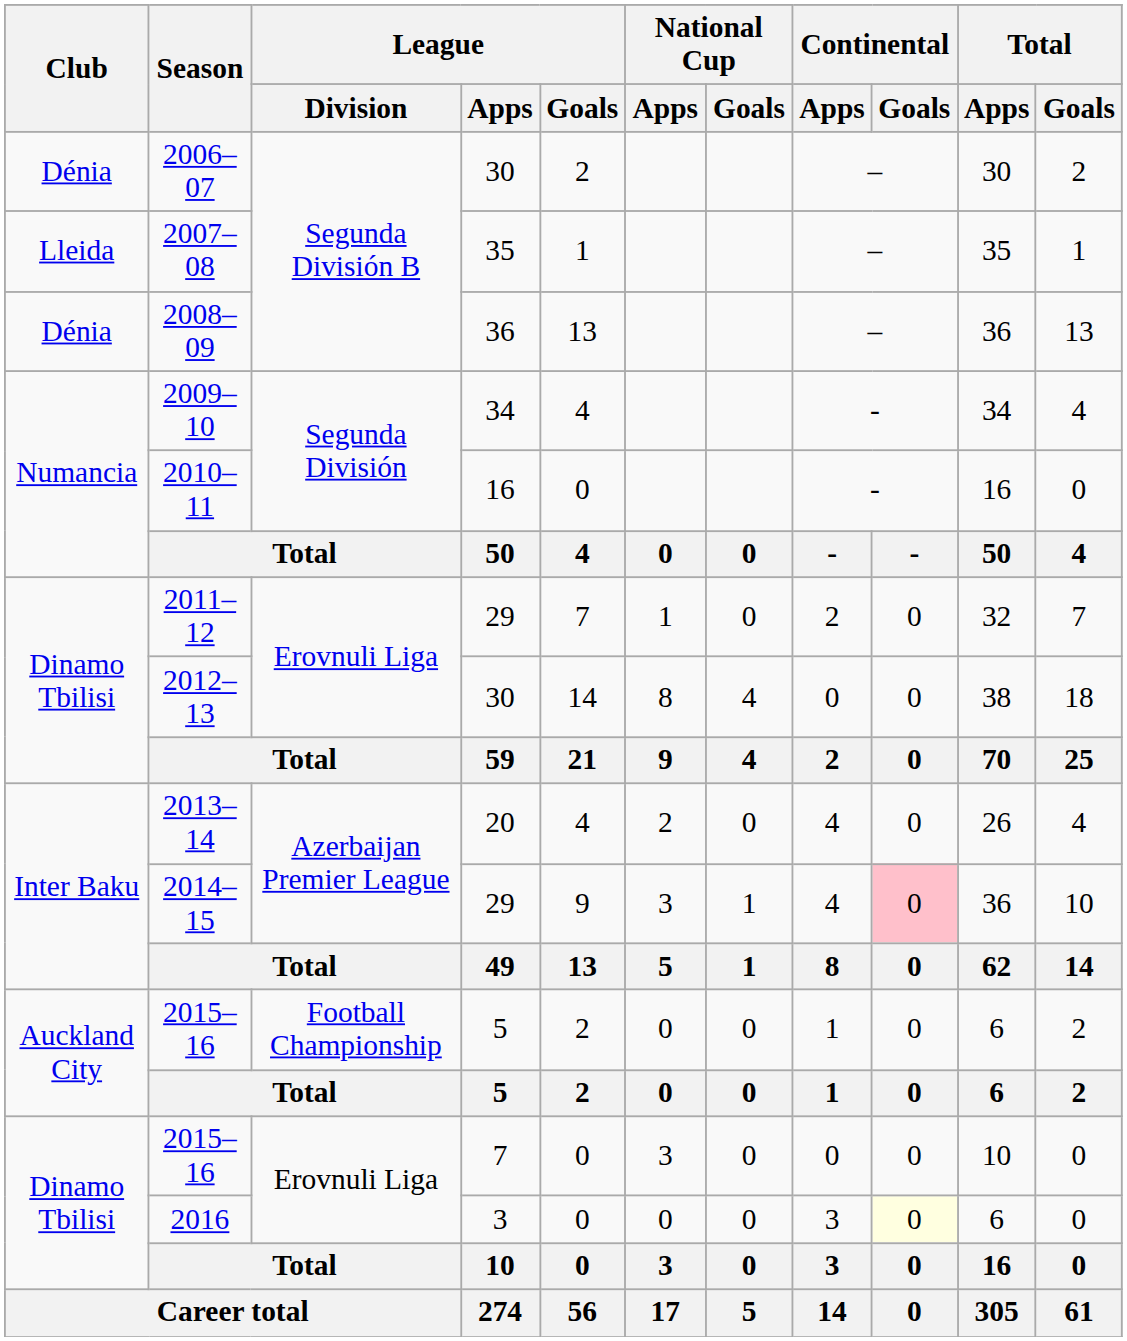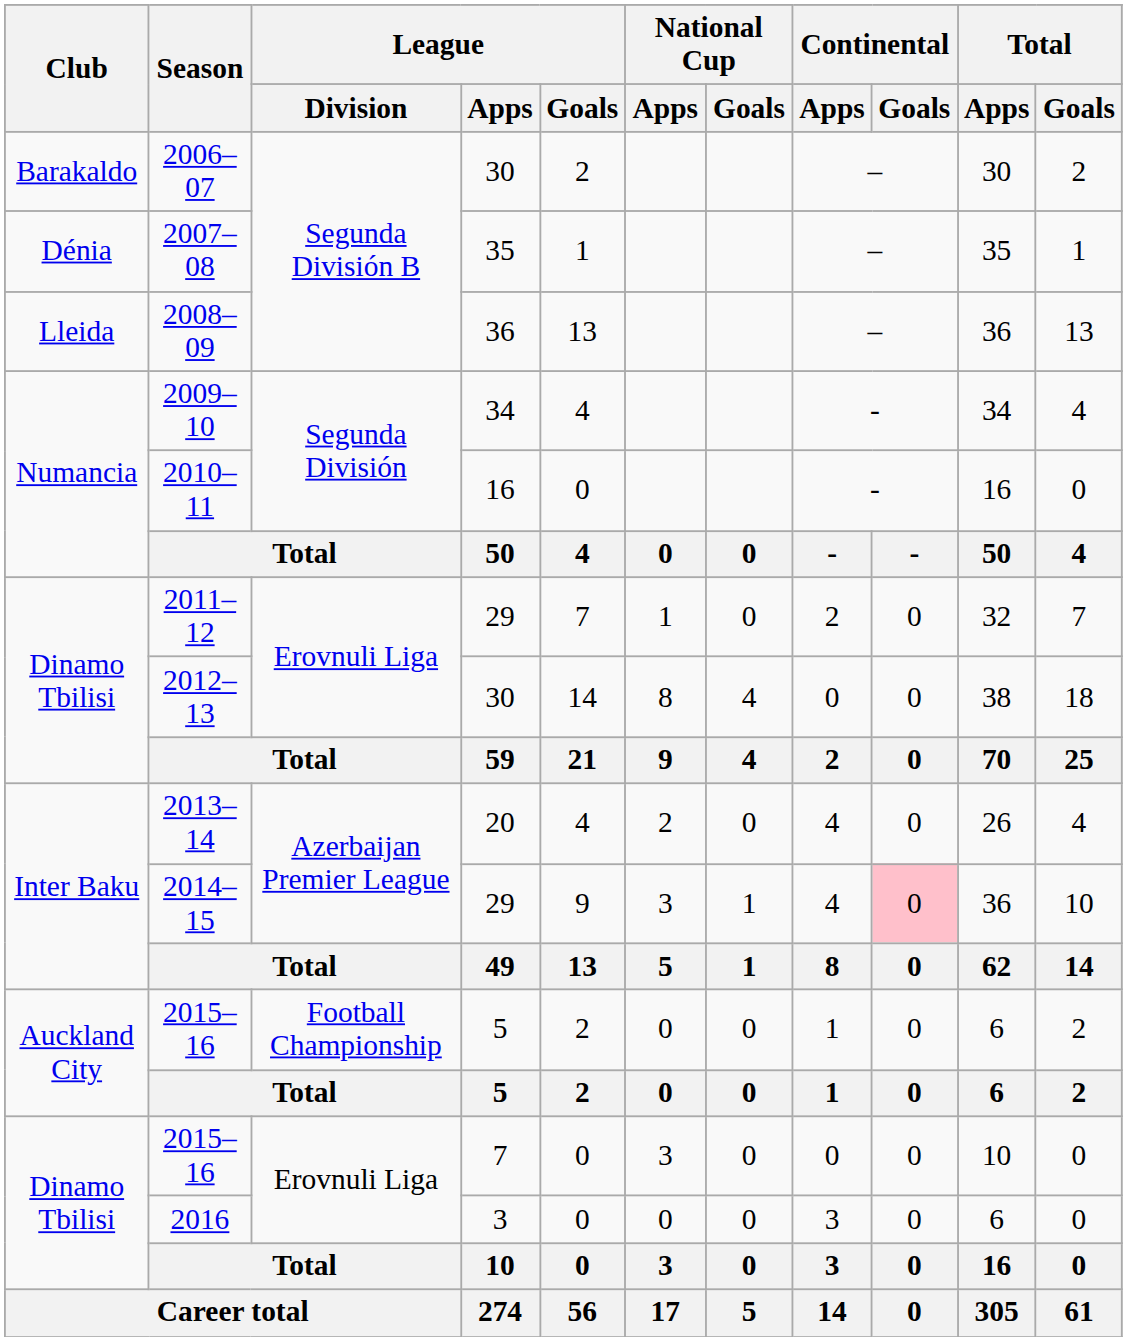(77, 170) Dénia -> (77, 170) Barakaldo
(77, 250) Lleida -> (77, 250) Dénia
(77, 330) Dénia -> (77, 330) Lleida
(914, 1219) lightyellow background -> (914, 1219) no background
